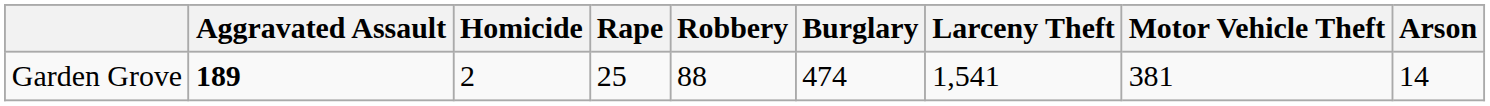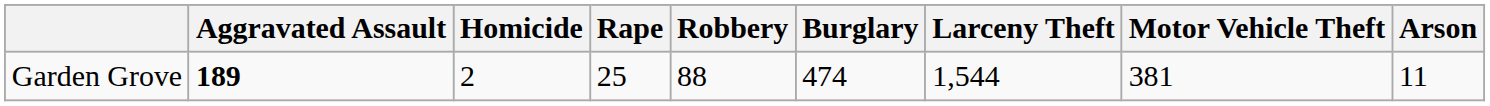(966, 75) 1,541 -> (966, 75) 1,544
(1414, 75) 14 -> (1413, 75) 11
